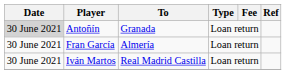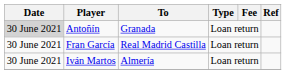(137, 45) Almería -> (163, 45) Real Madrid Castilla
(163, 61) Real Madrid Castilla -> (137, 61) Almería
